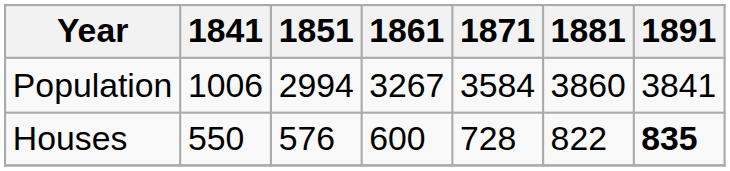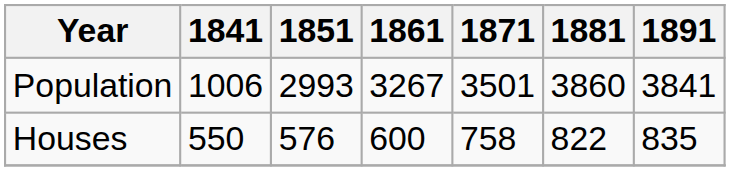(316, 84) 2994 -> (316, 84) 2993
(498, 84) 3584 -> (498, 84) 3501
(488, 138) 728 -> (488, 138) 758
(669, 138) bold -> (669, 138) normal
